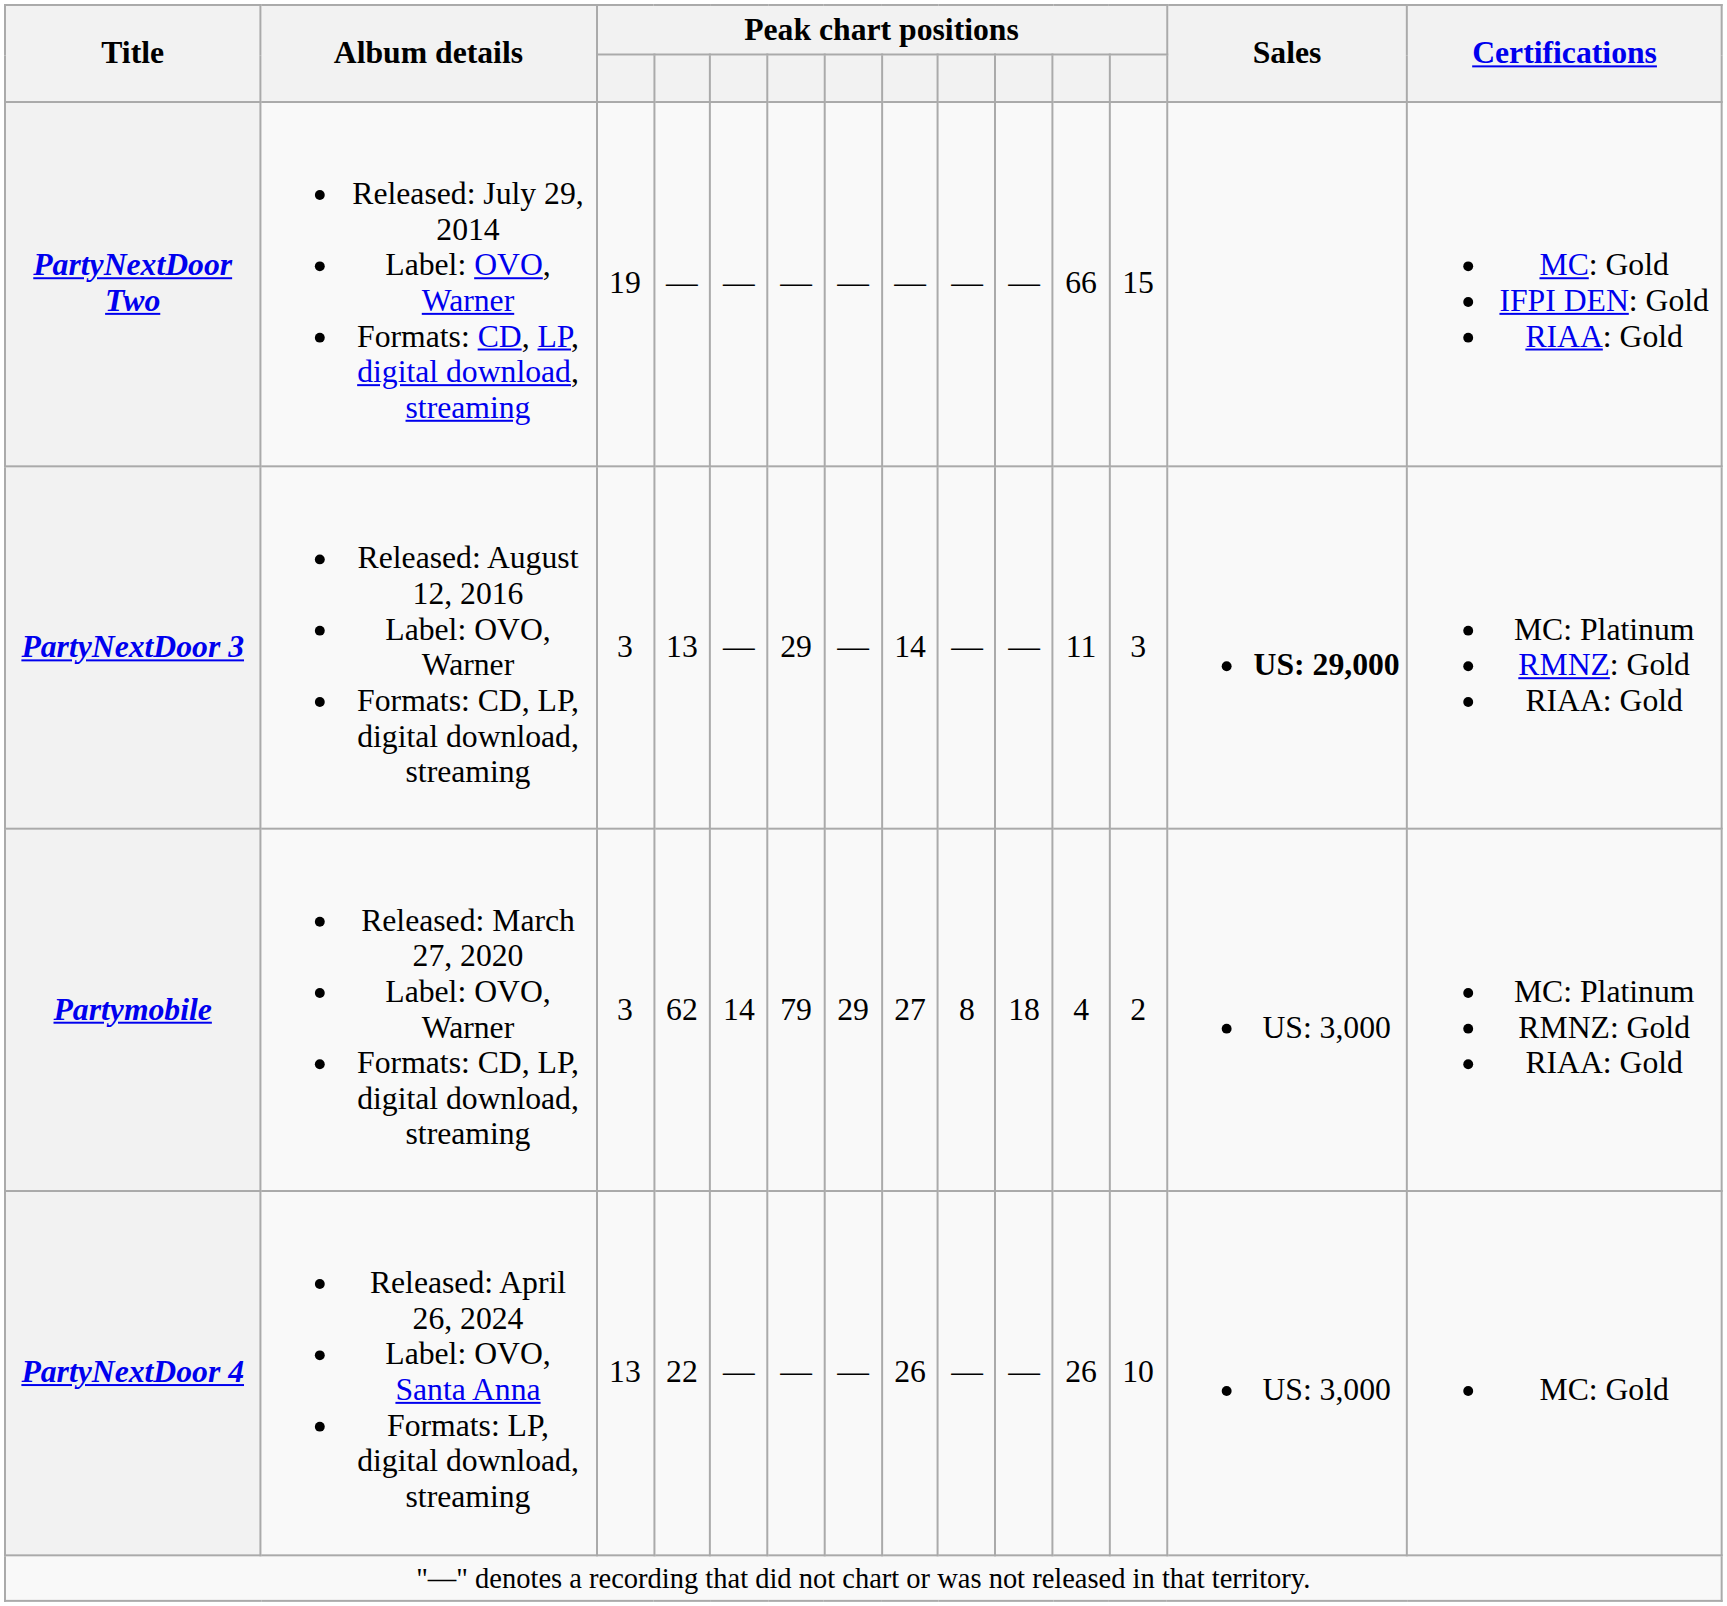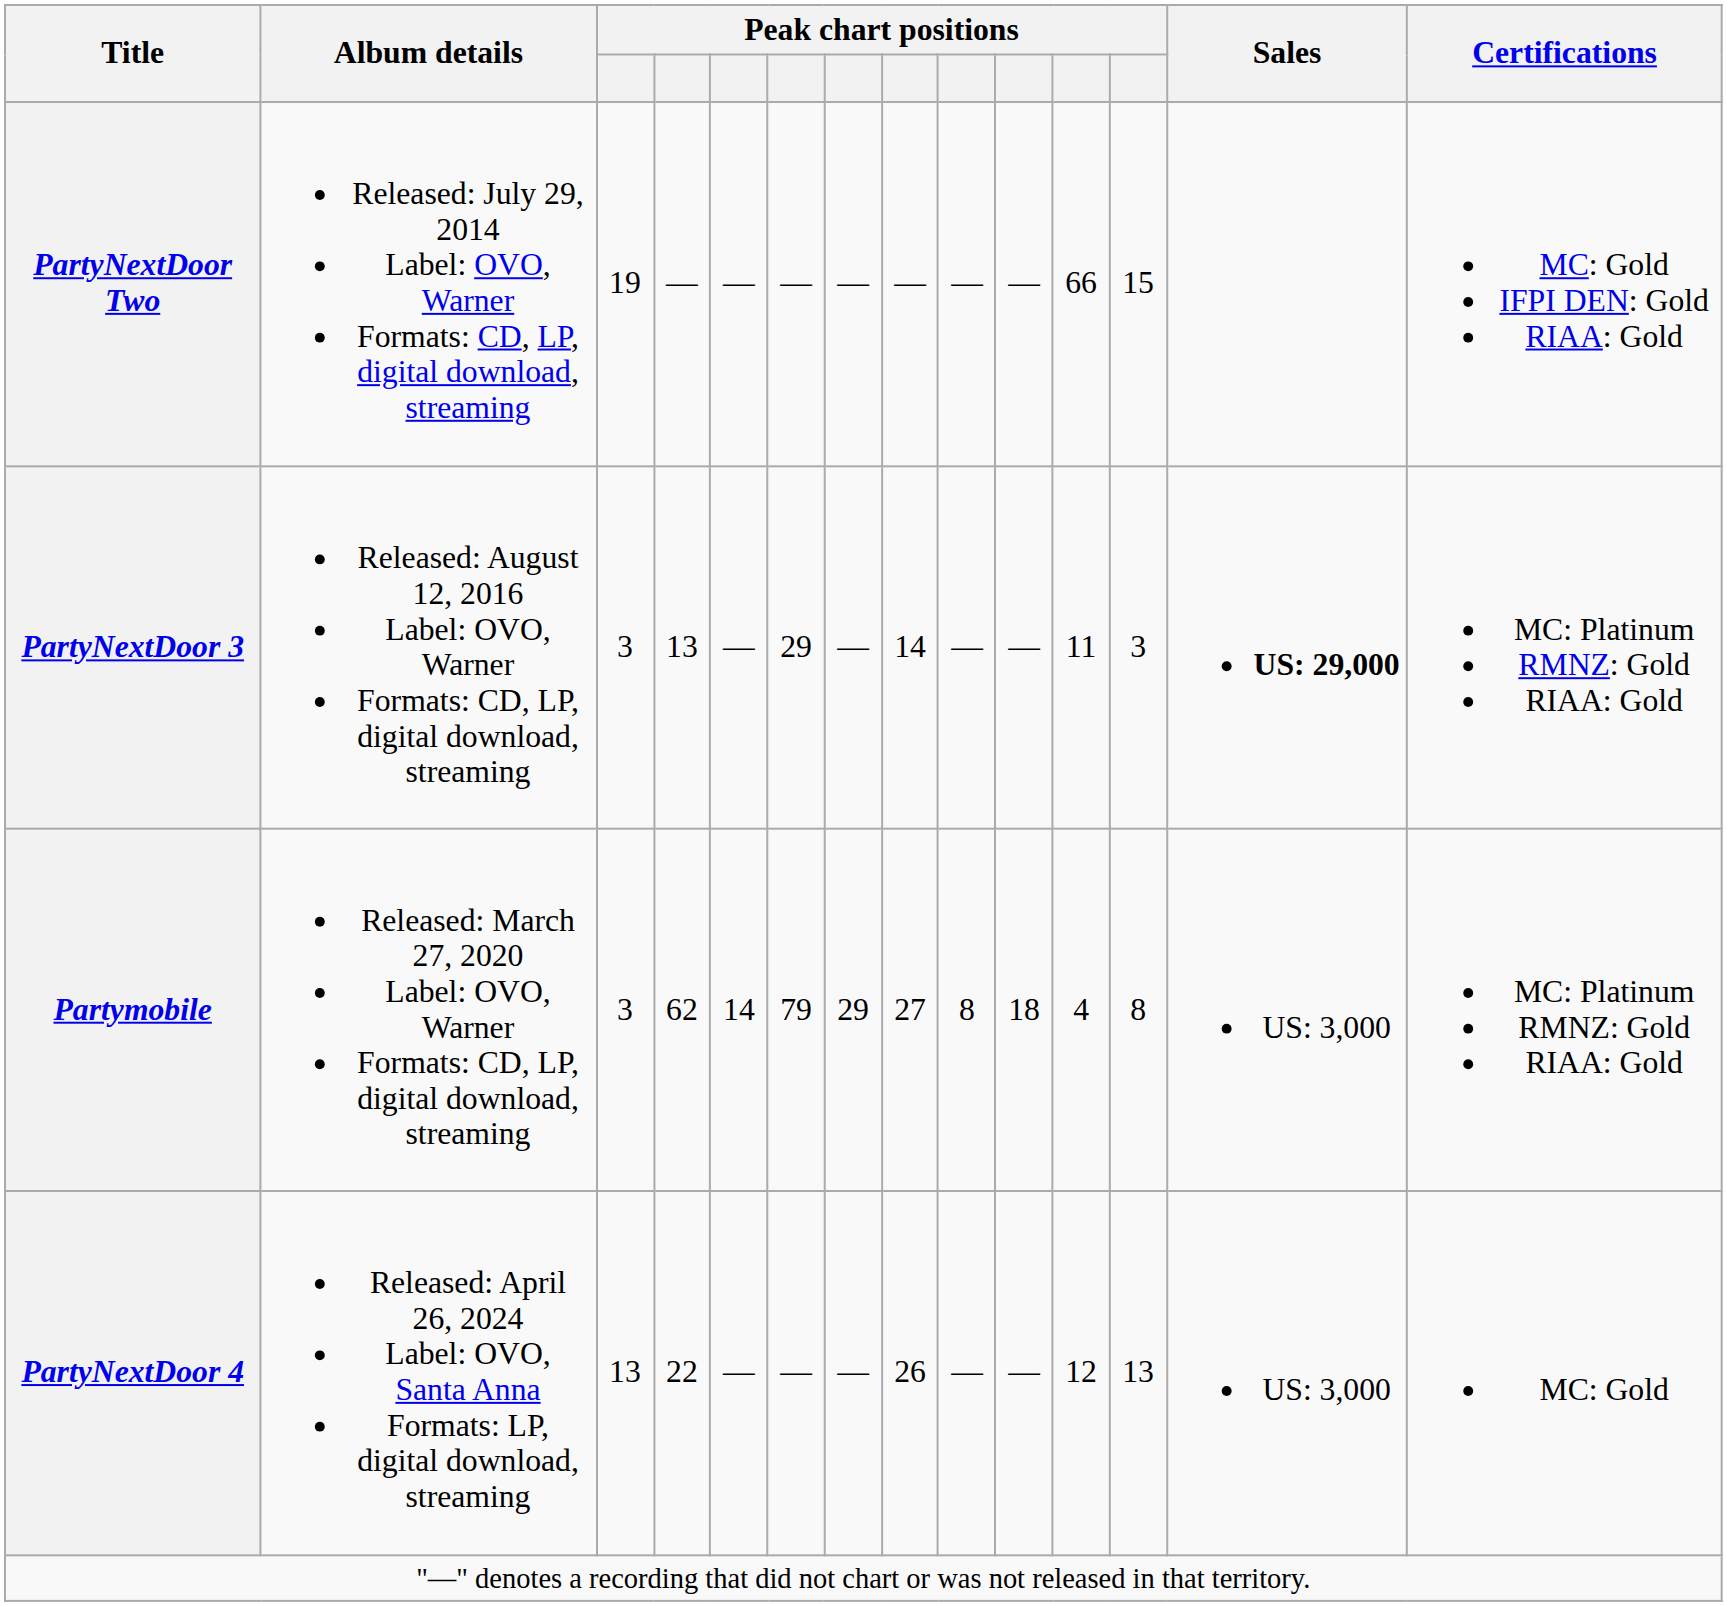(1138, 1009) 2 -> (1138, 1009) 8
(1081, 1372) 26 -> (1081, 1372) 12
(1138, 1372) 10 -> (1138, 1372) 13
